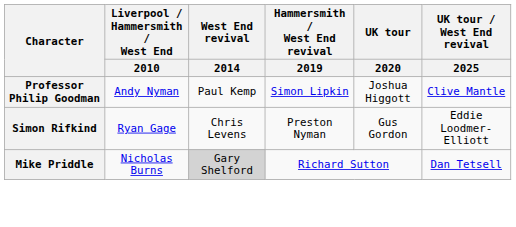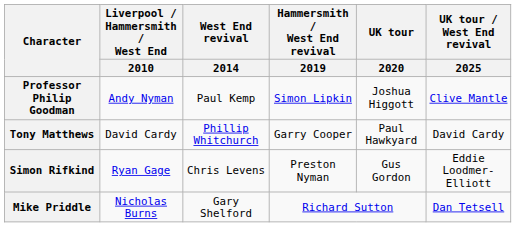+ row: (52, 134)
(227, 164) lightgrey background -> (226, 207) no background
